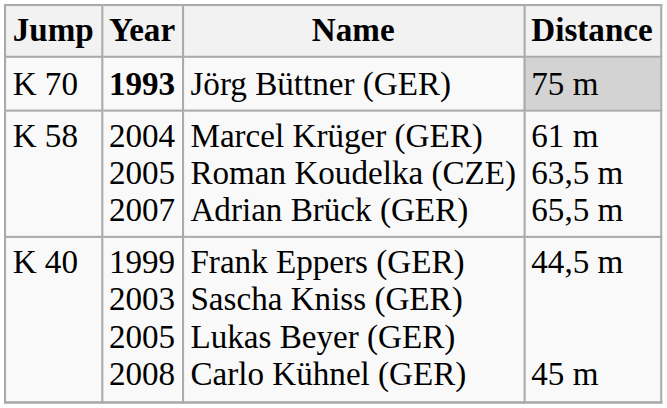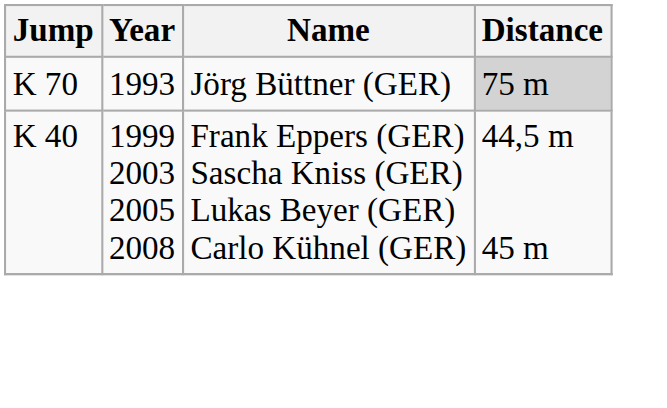(142, 83) bold -> (142, 83) normal
- row: (353, 173)
